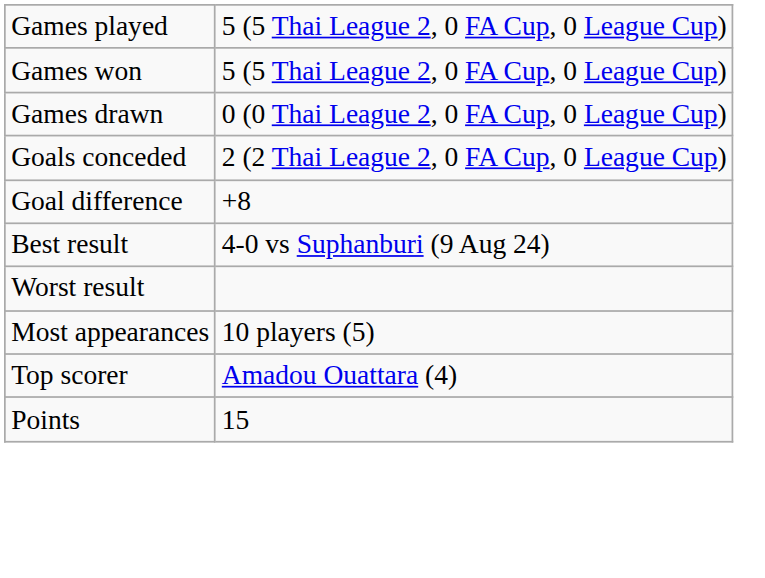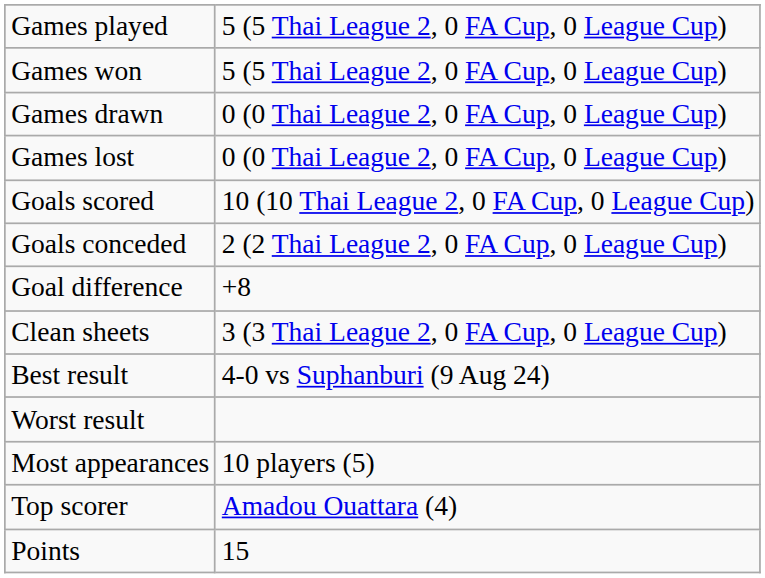+ row: (73, 157)
+ row: (83, 200)
+ row: (80, 331)
